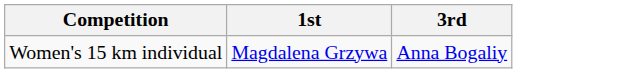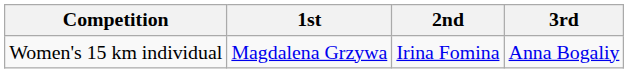+ column: (448, 20)
